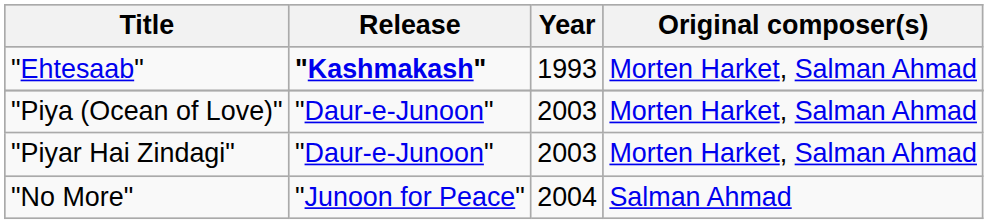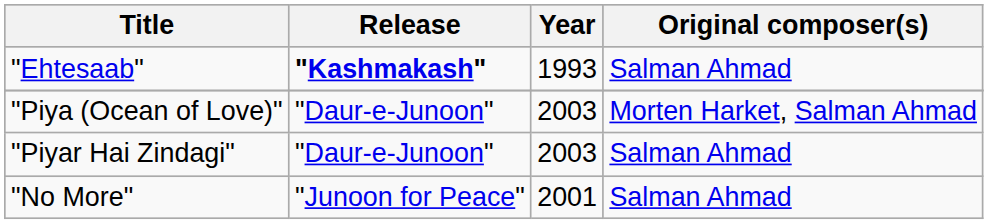(793, 68) Morten Harket, Salman Ahmad -> (701, 68) Salman Ahmad
(793, 153) Morten Harket, Salman Ahmad -> (701, 153) Salman Ahmad
(567, 196) 2004 -> (567, 196) 2001
